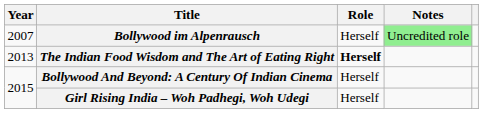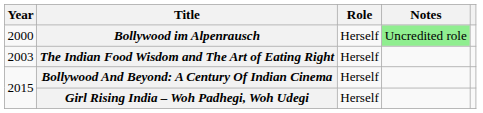(21, 35) 2007 -> (21, 35) 2000
(21, 56) 2013 -> (21, 56) 2003
(361, 56) bold -> (359, 56) normal
